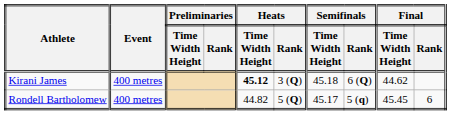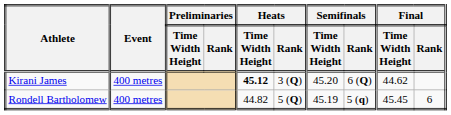(325, 81) 45.18 -> (325, 81) 45.20
(325, 99) 45.17 -> (325, 99) 45.19
